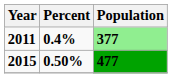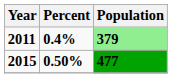(108, 38) 377 -> (108, 38) 379
